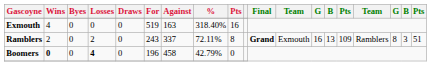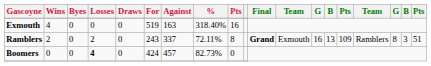(48, 53) bold -> (48, 53) normal
(152, 53) 196 -> (152, 53) 424
(170, 53) 458 -> (170, 53) 457
(209, 53) 42.79% -> (209, 53) 82.73%
